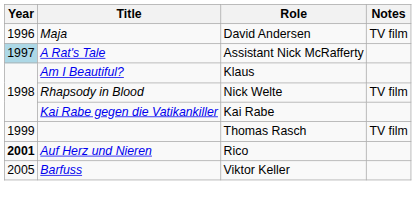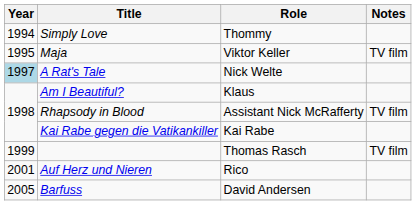+ row: (74, 33)
(21, 33) 1996 -> (21, 53) 1995
(267, 33) David Andersen -> (257, 53) Viktor Keller
(294, 53) Assistant Nick McRafferty -> (253, 72) Nick Welte
(253, 92) Nick Welte -> (294, 111) Assistant Nick McRafferty
(21, 151) bold -> (21, 170) normal
(257, 170) Viktor Keller -> (267, 190) David Andersen
